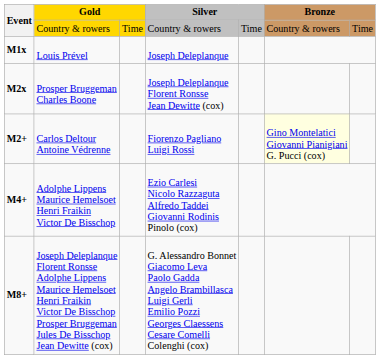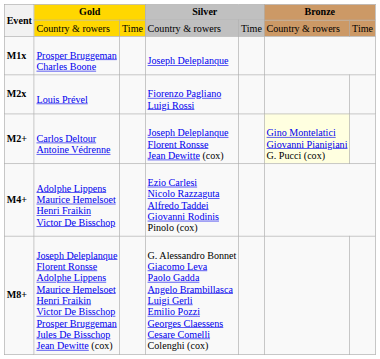(62, 55) Louis Prével -> (77, 61) Prosper Bruggeman Charles Boone
(77, 94) Prosper Bruggeman Charles Boone -> (62, 100) Louis Prével
(188, 94) Joseph Deleplanque Florent Ronsse Jean Dewitte (cox) -> (184, 100) Fiorenzo Pagliano Luigi Rossi
(184, 144) Fiorenzo Pagliano Luigi Rossi -> (188, 144) Joseph Deleplanque Florent Ronsse Jean Dewitte (cox)
